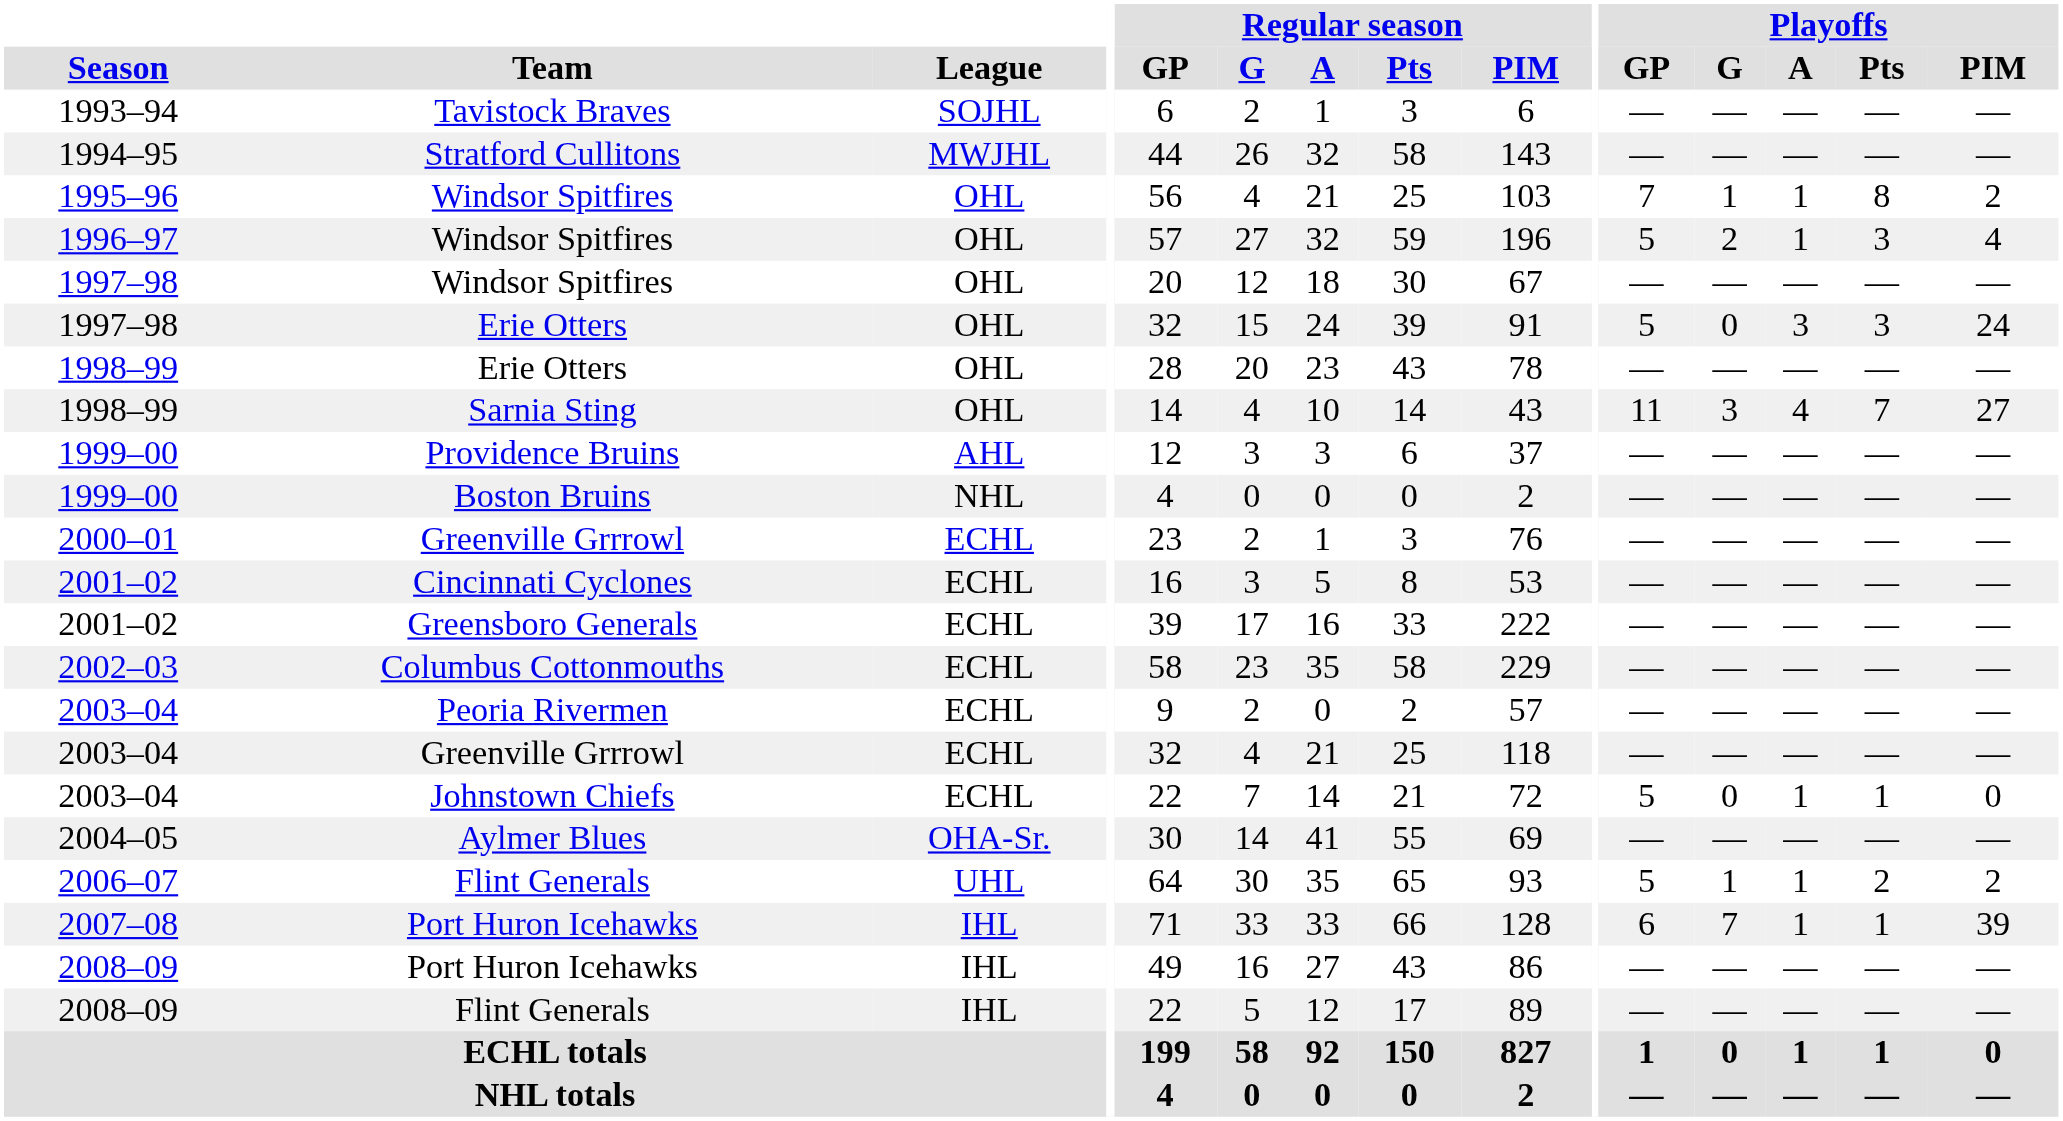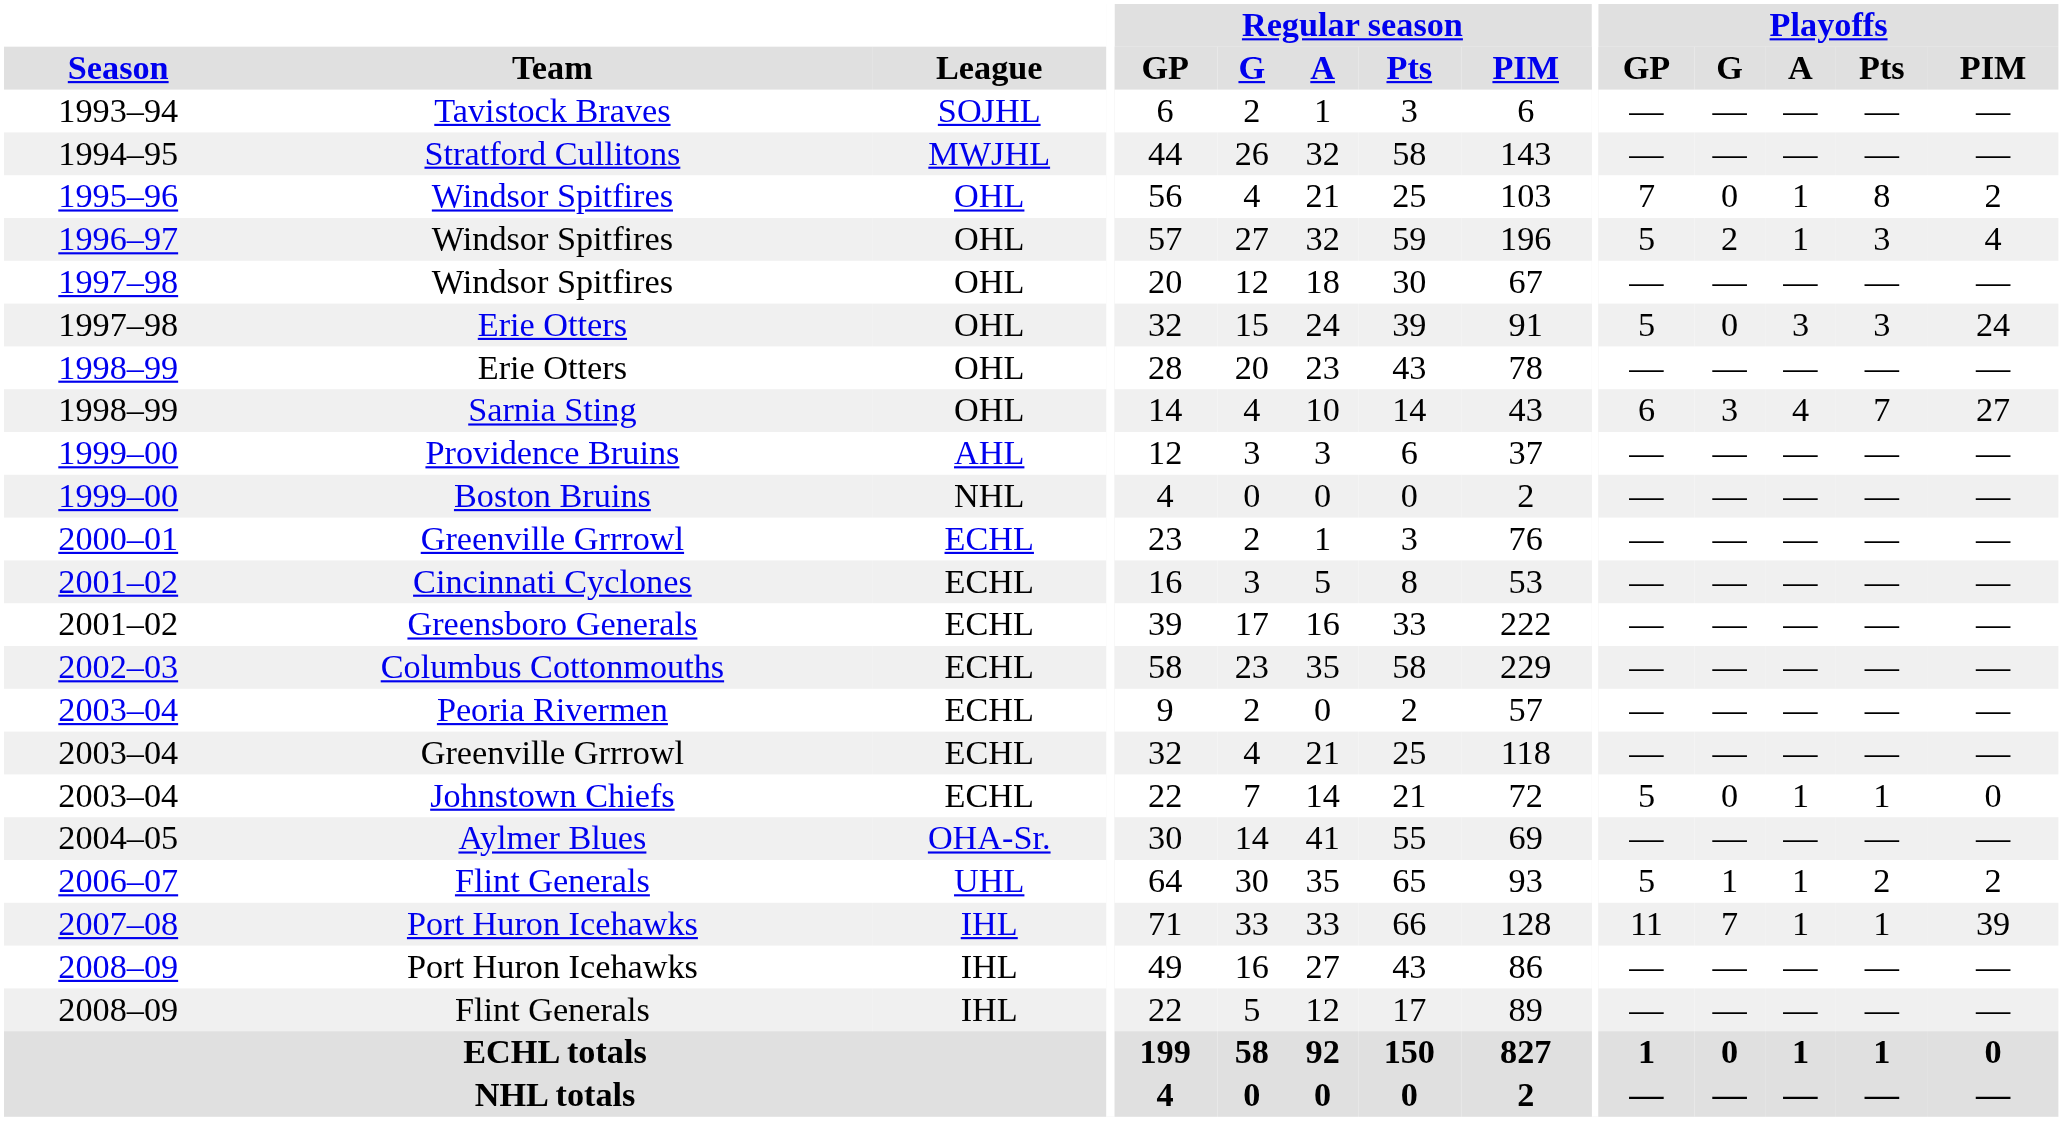(1730, 196) 1 -> (1730, 196) 0
(1646, 410) 11 -> (1646, 410) 6
(1646, 923) 6 -> (1646, 923) 11
